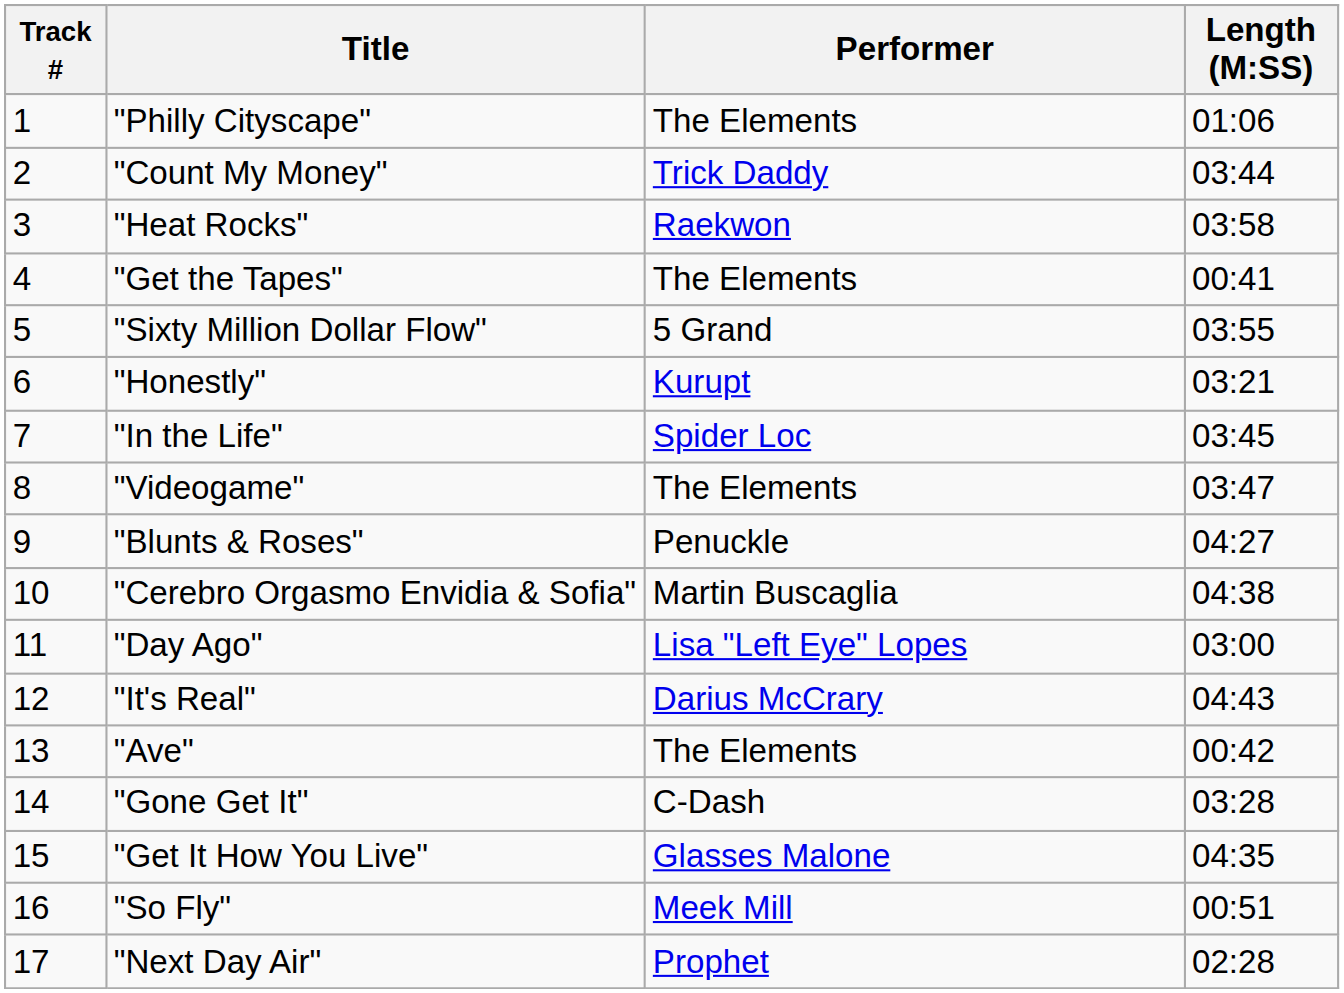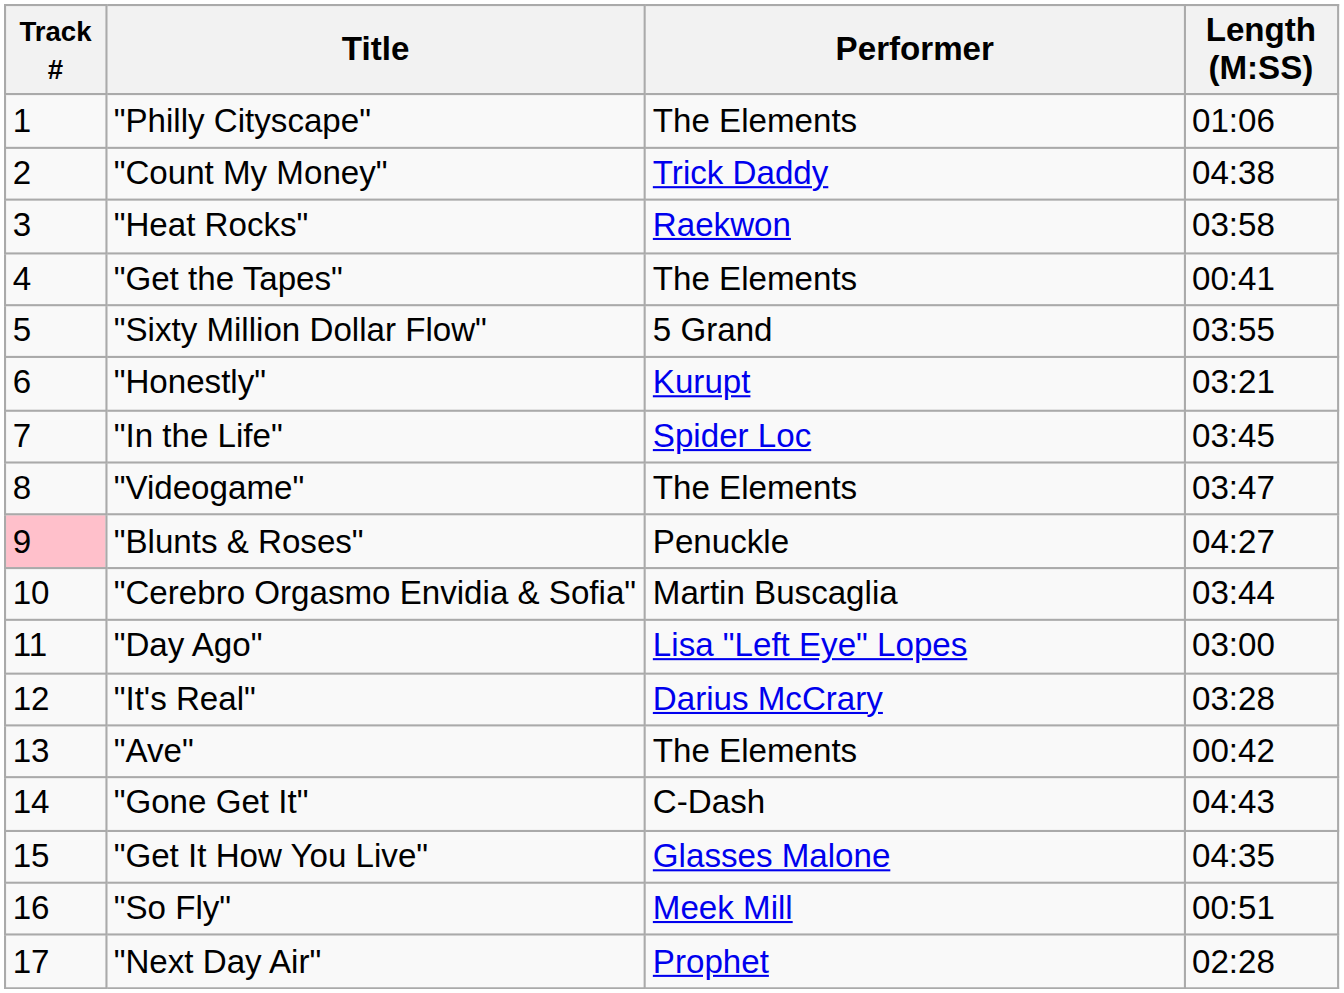(1233, 173) 03:44 -> (1233, 173) 04:38
(22, 540) no background -> (22, 540) pink background
(1233, 593) 04:38 -> (1233, 593) 03:44
(1233, 698) 04:43 -> (1233, 698) 03:28
(1233, 803) 03:28 -> (1233, 803) 04:43
